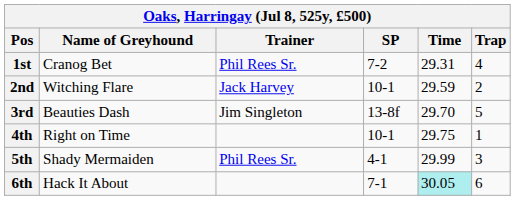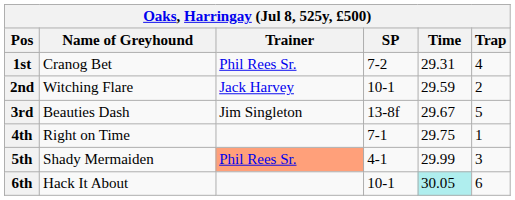(438, 111) 29.70 -> (438, 111) 29.67
(381, 135) 10-1 -> (377, 135) 7-1
(258, 159) no background -> (258, 159) lightsalmon background
(377, 183) 7-1 -> (381, 183) 10-1
